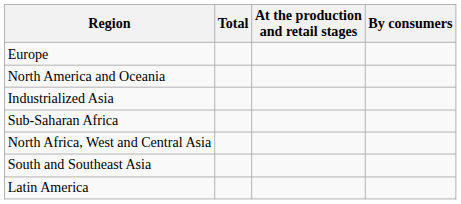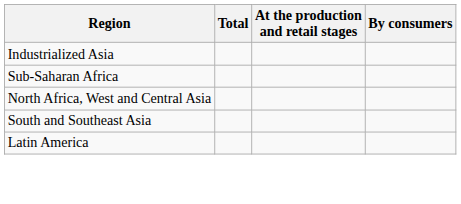- row: (28, 53)
- row: (86, 76)
